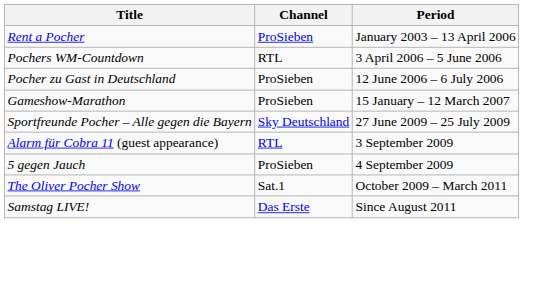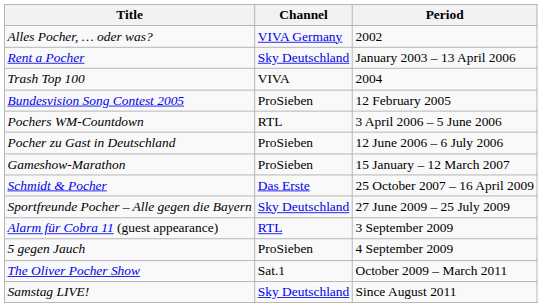+ row: (80, 36)
(285, 36) ProSieben -> (304, 57) Sky Deutschland
+ row: (46, 79)
+ row: (96, 100)
+ row: (57, 185)
(284, 206) Das Erste -> (304, 292) Sky Deutschland
